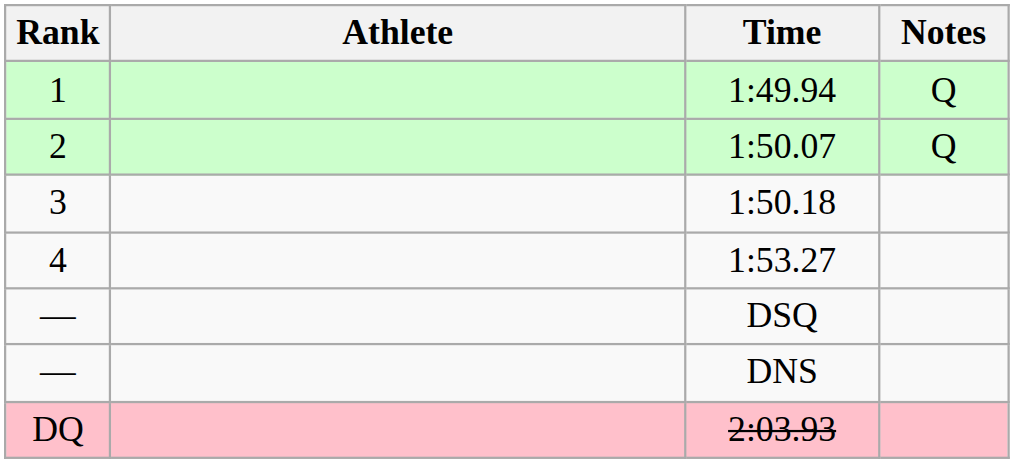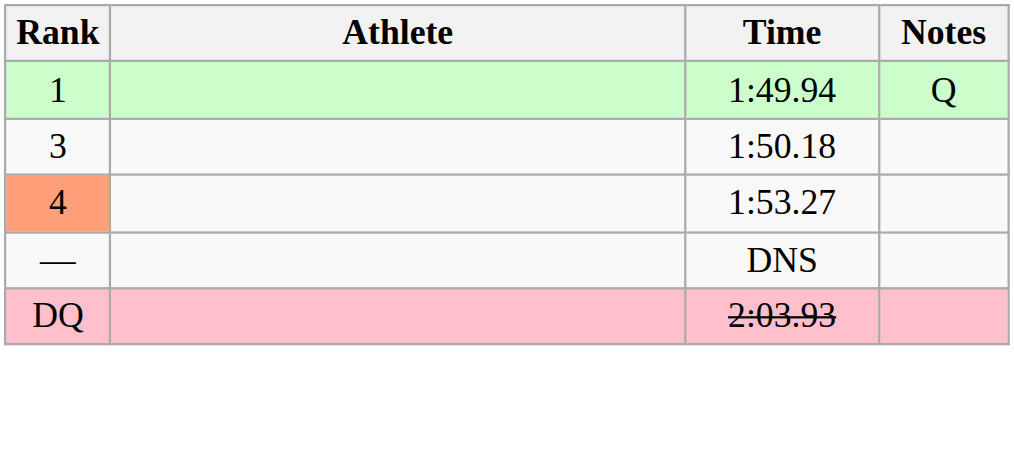- row: (782, 145)
(58, 259) no background -> (58, 202) lightsalmon background
- row: (782, 315)
